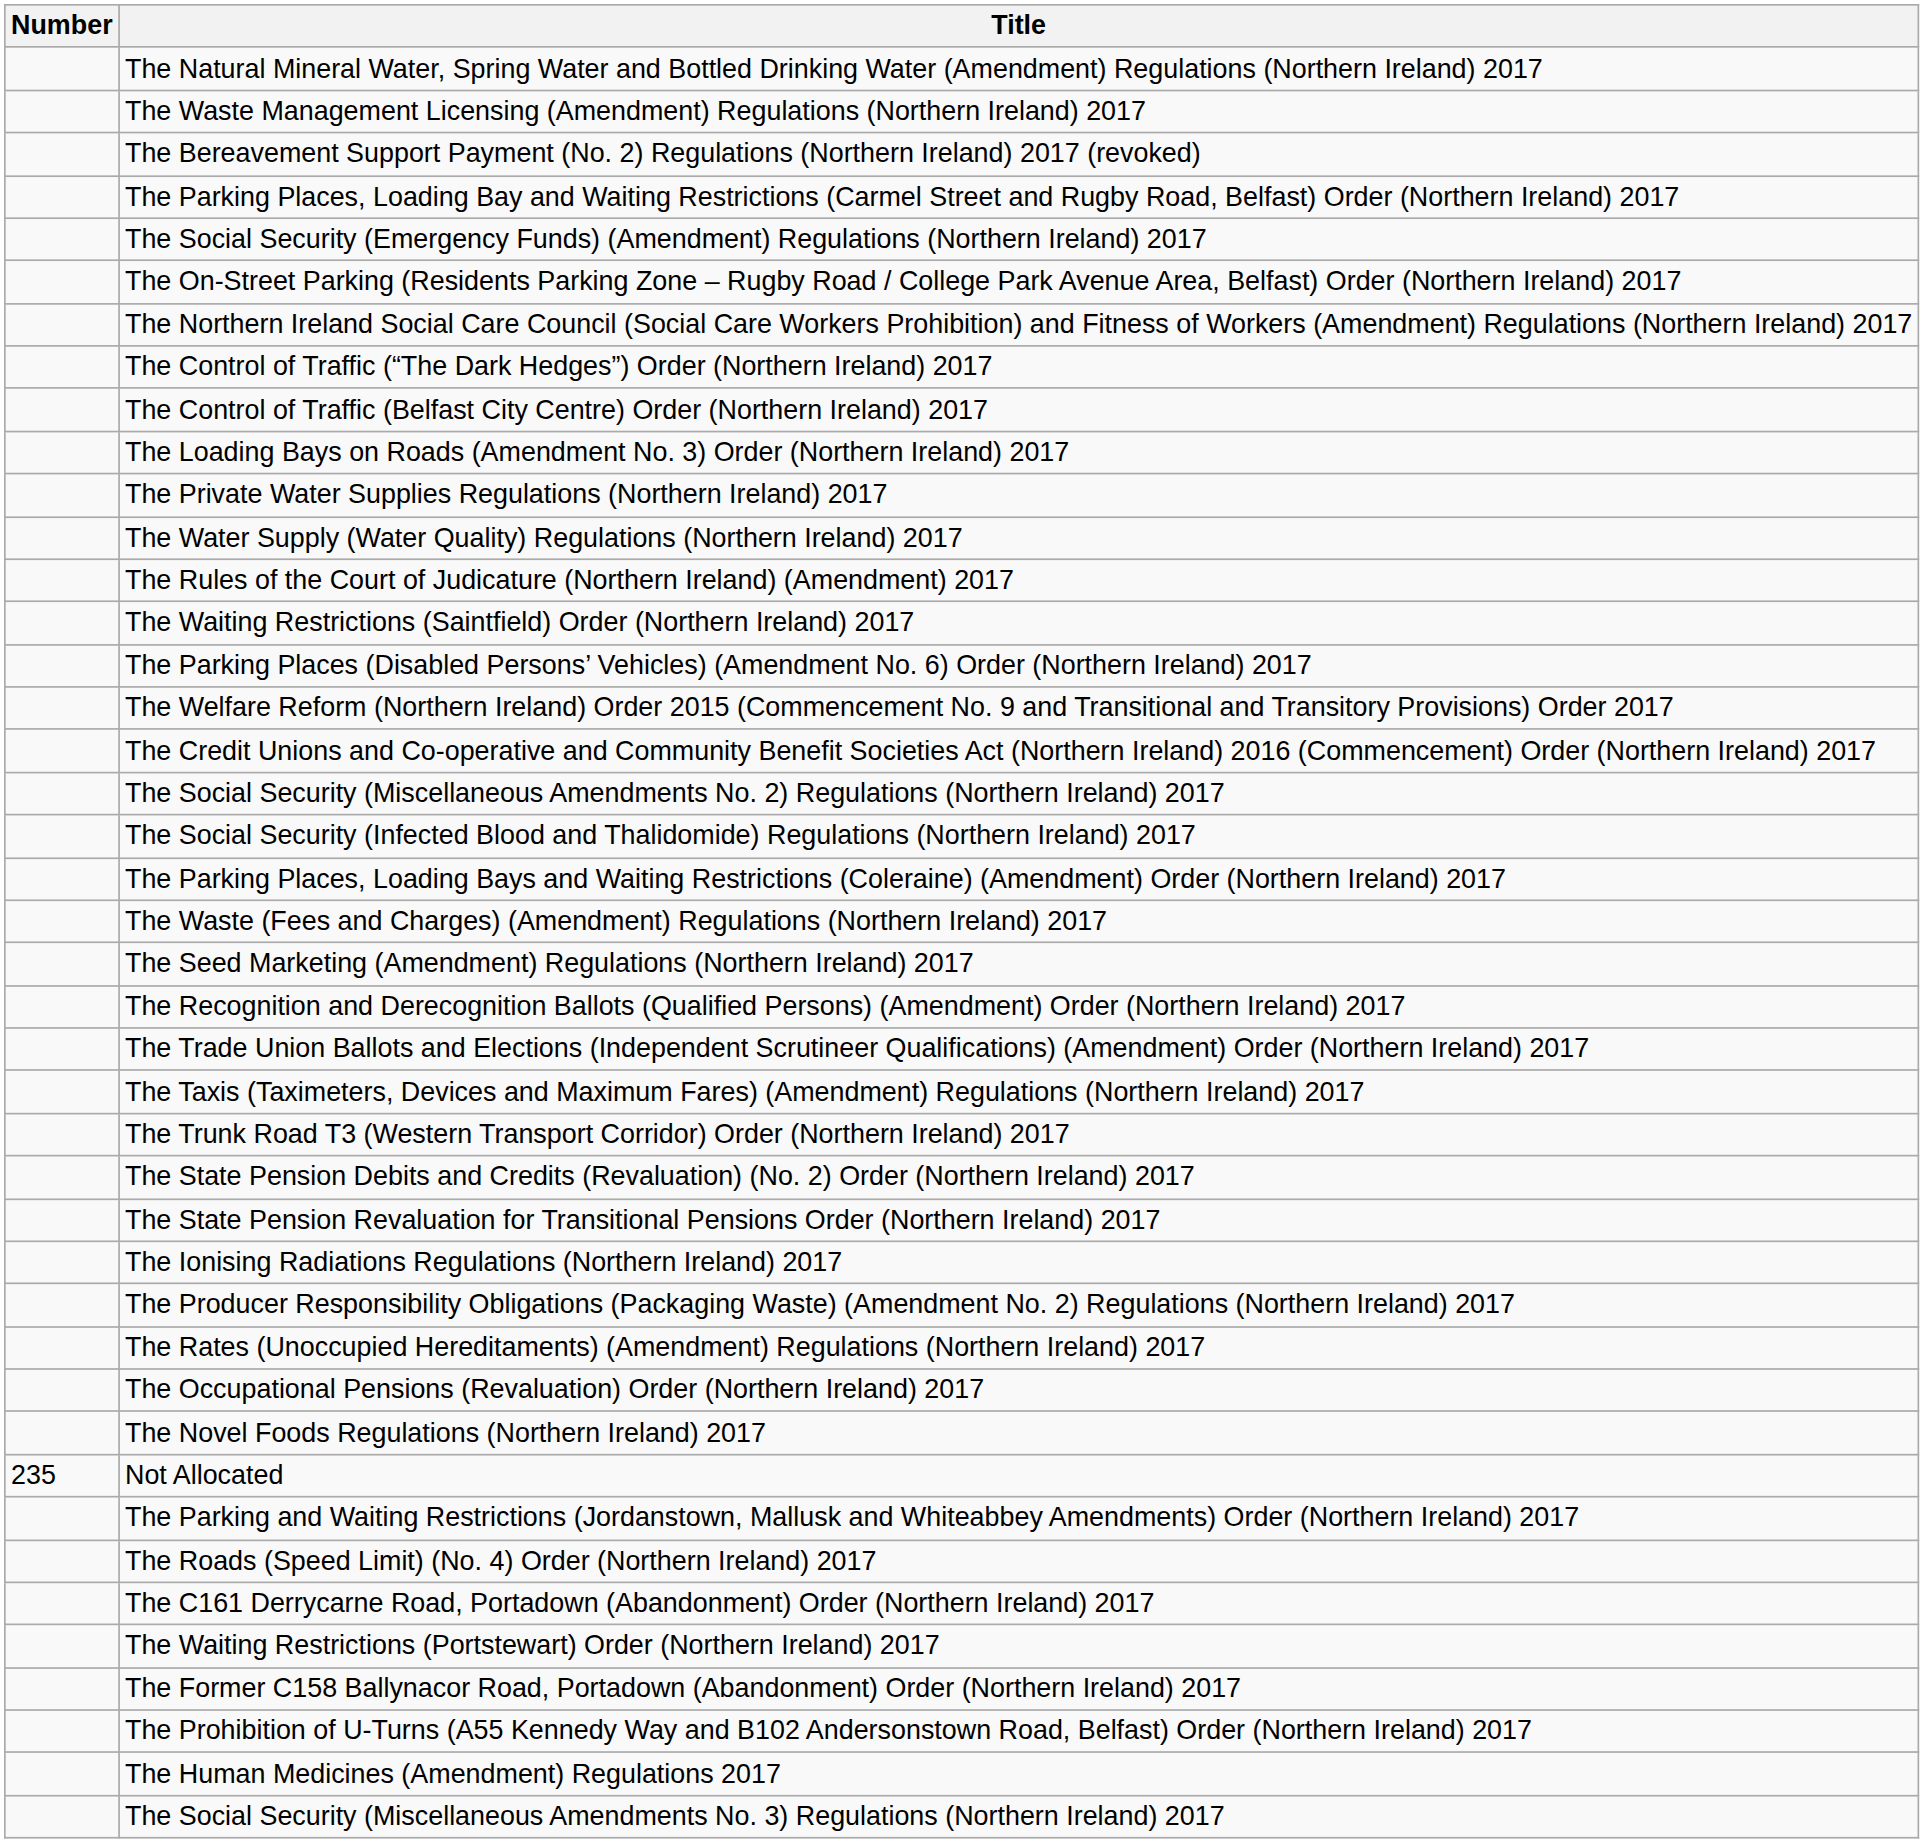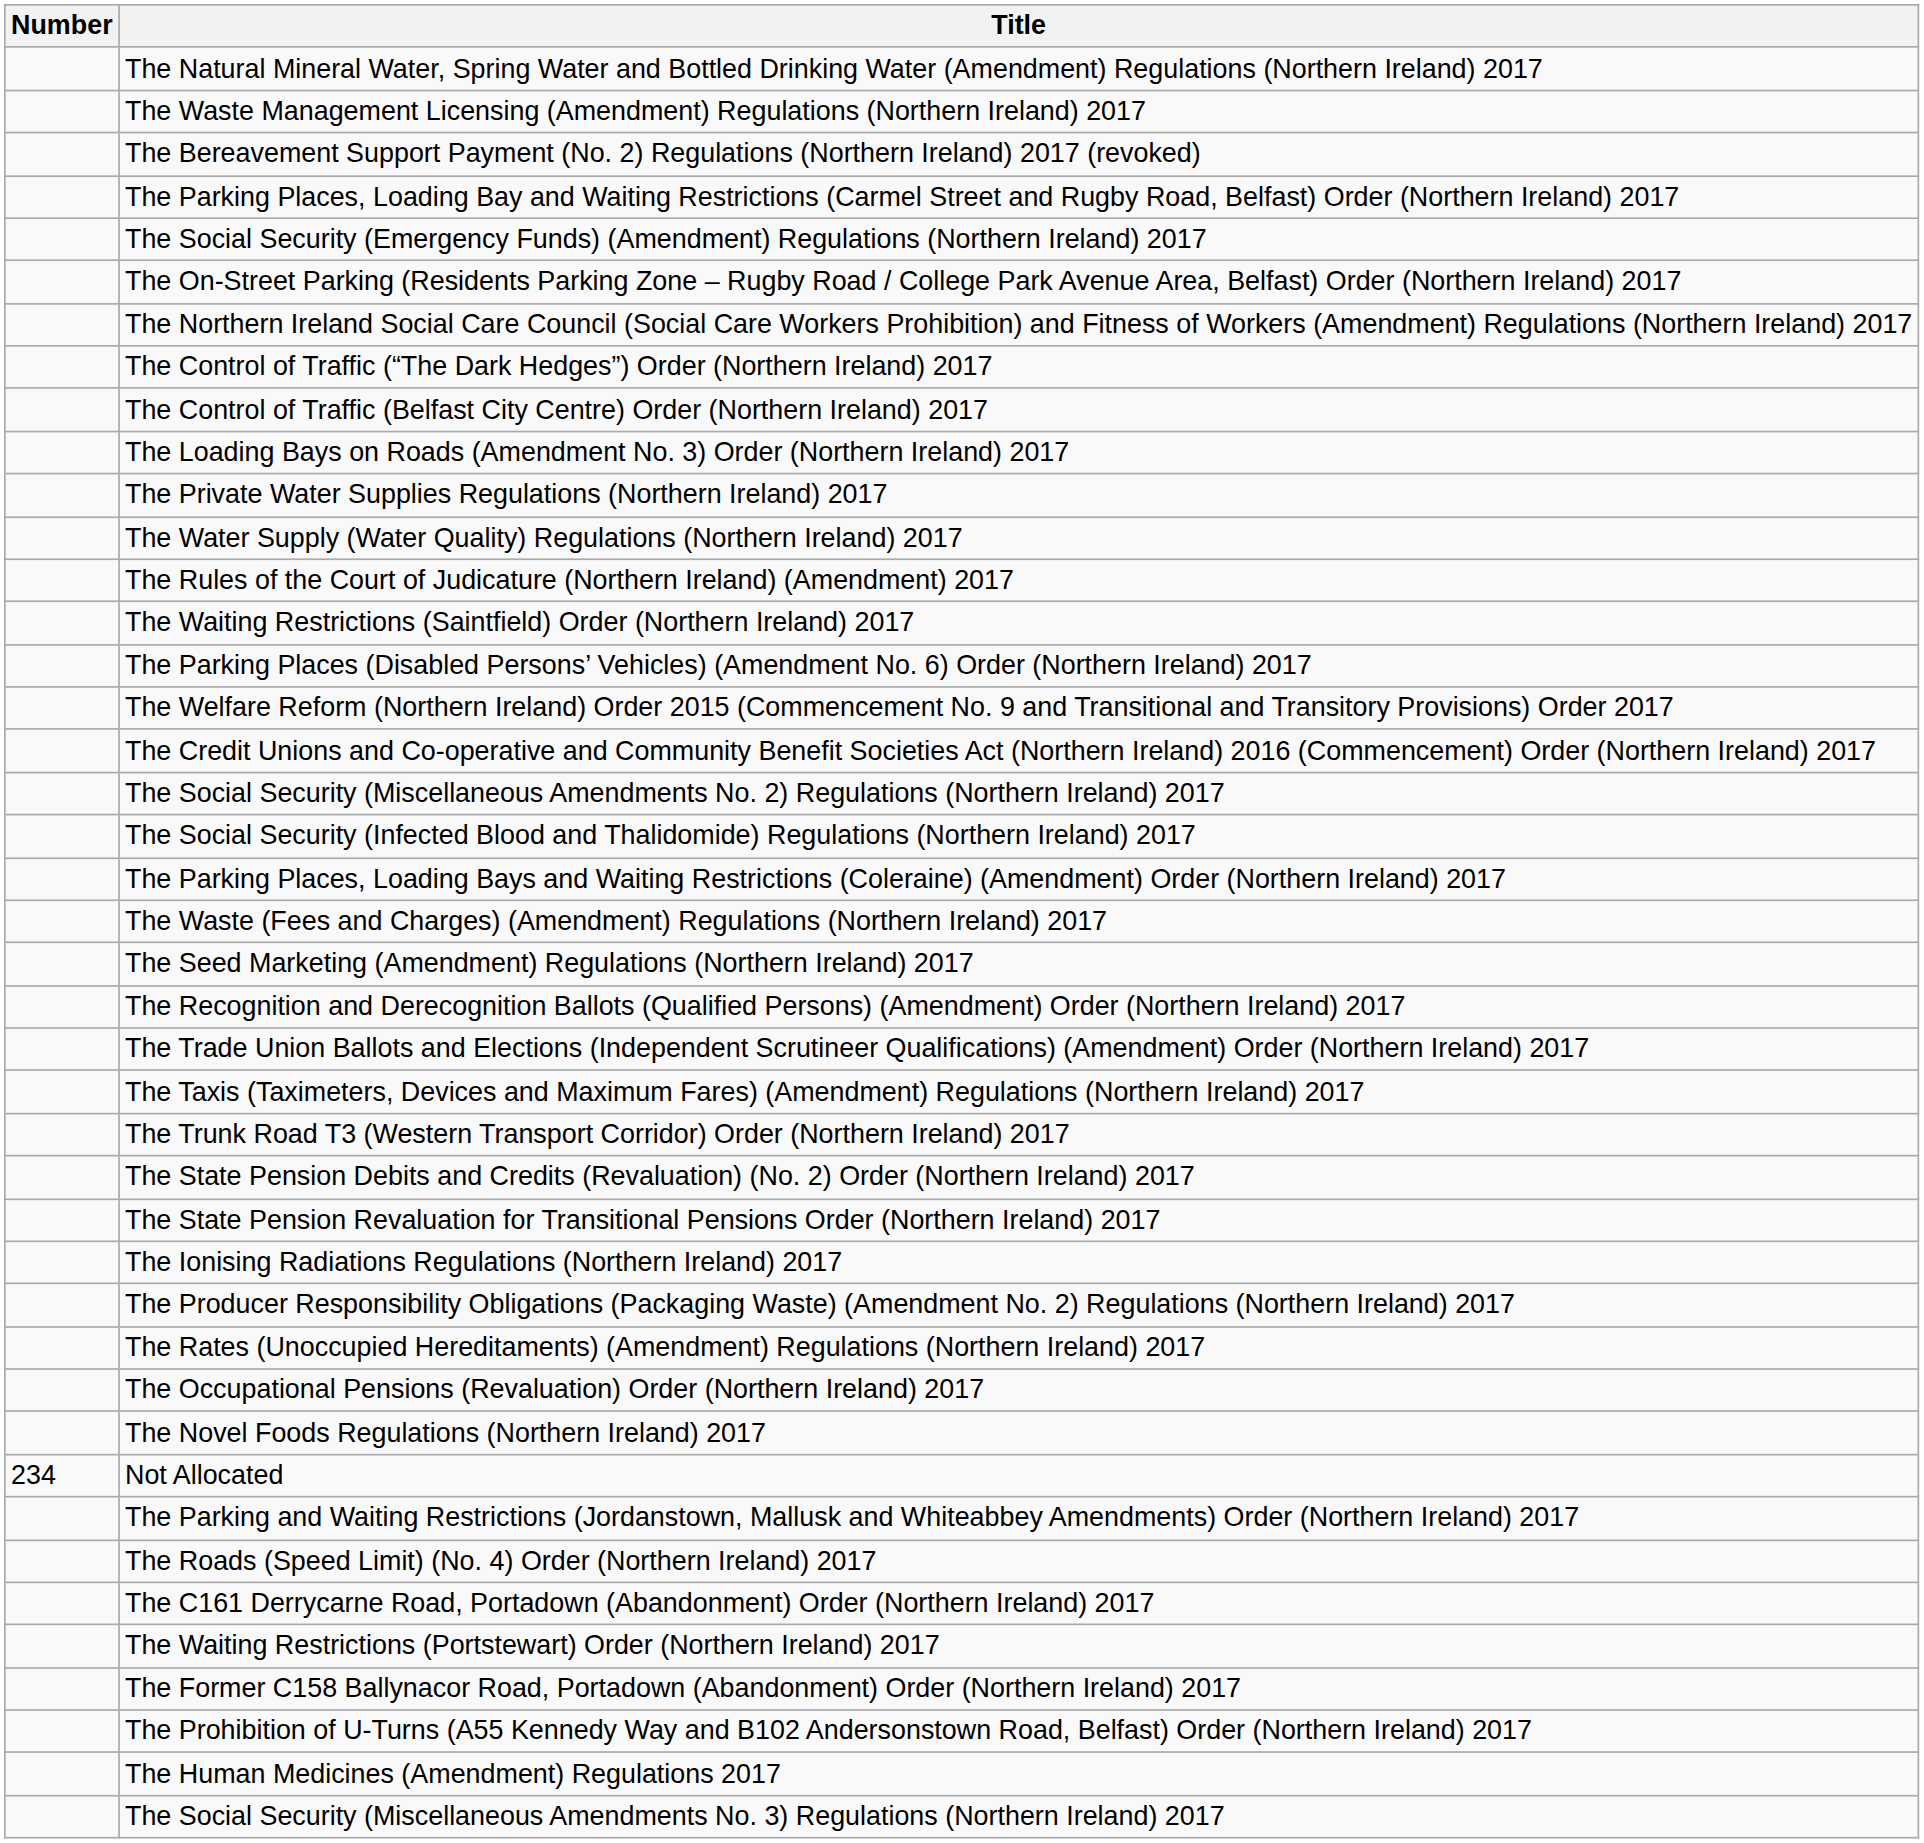(33, 1475) 235 -> (33, 1475) 234
